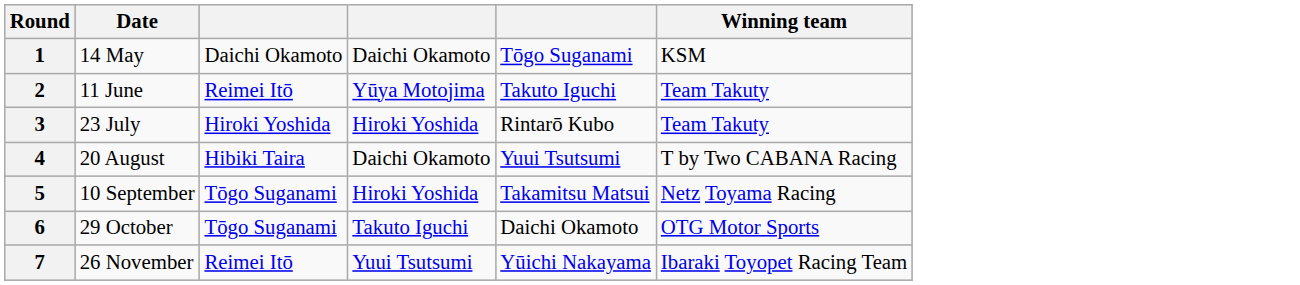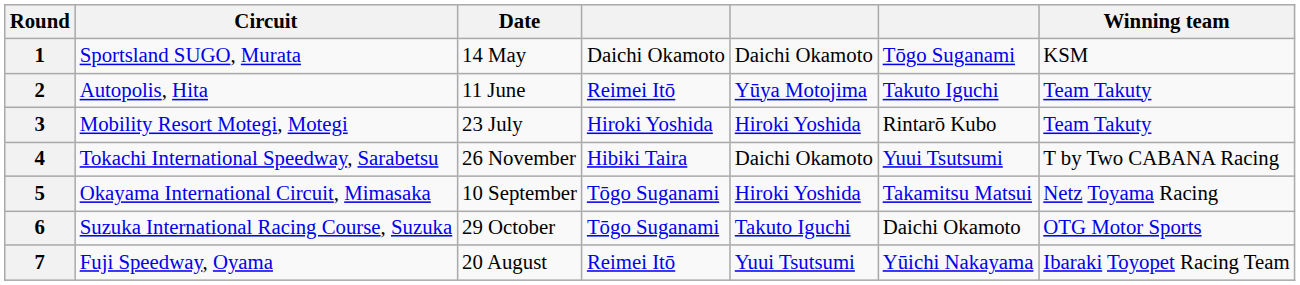+ column: (266, 21)
(122, 158) 20 August -> (519, 158) 26 November
(137, 261) 26 November -> (505, 261) 20 August
